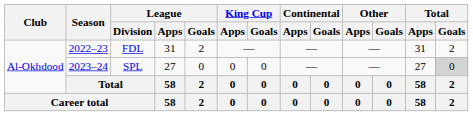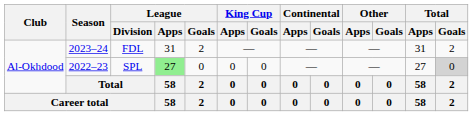(88, 48) 2022–23 -> (88, 48) 2023–24
(88, 66) 2023–24 -> (88, 66) 2022–23
(170, 66) no background -> (170, 66) lightgreen background
